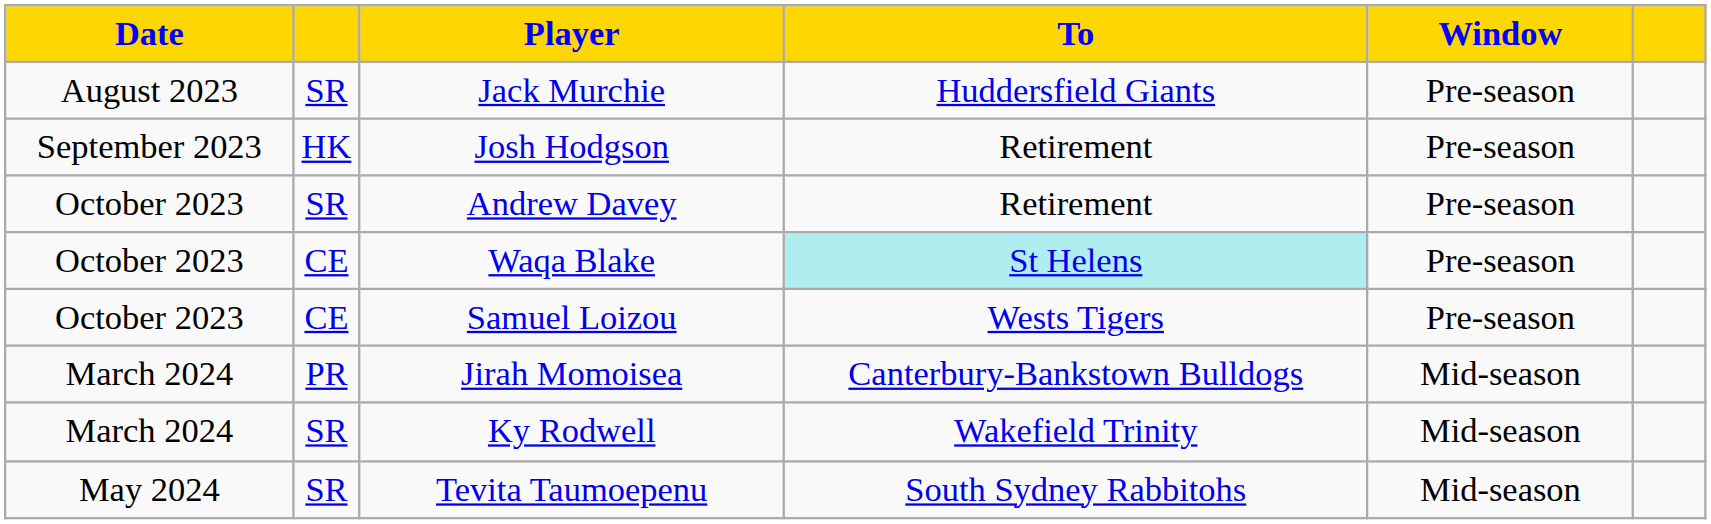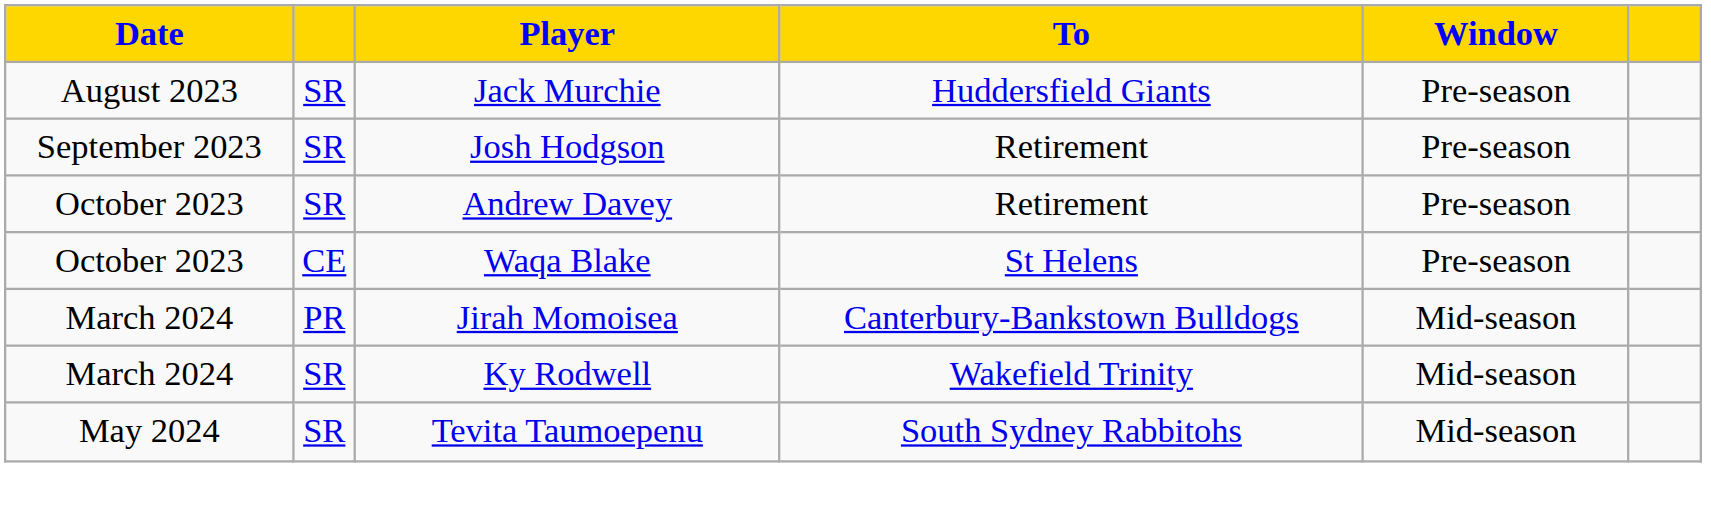(326, 146) HK -> (324, 146) SR
(1076, 260) paleturquoise background -> (1071, 260) no background
- row: (572, 317)
